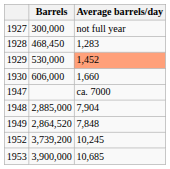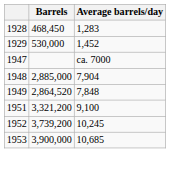- row: (17, 28)
(88, 60) lightsalmon background -> (88, 44) no background
- row: (17, 76)
+ row: (17, 108)
